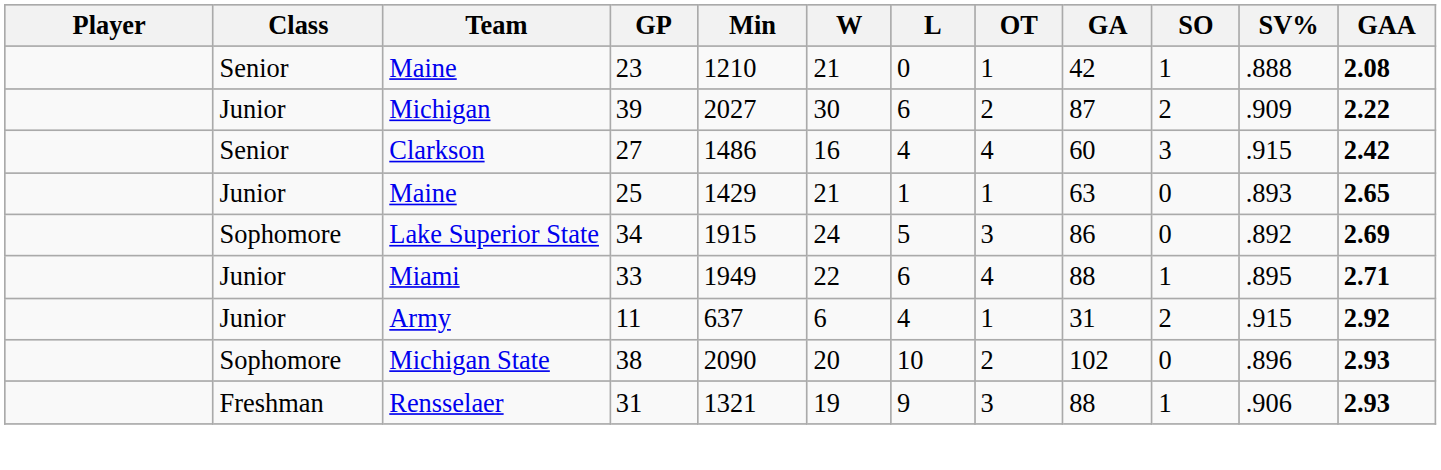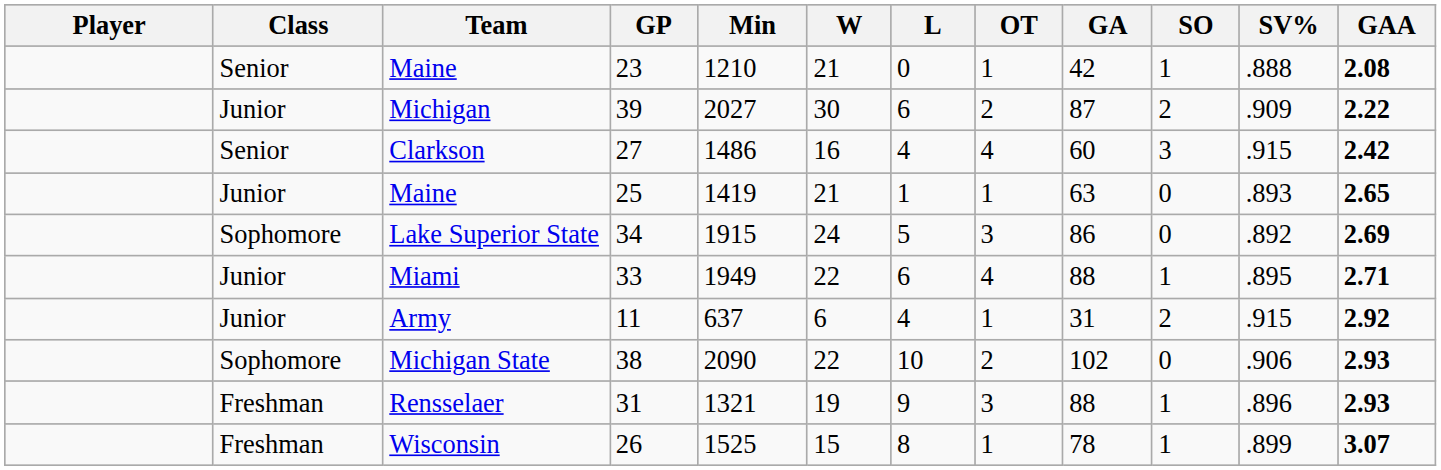(730, 192) 1429 -> (730, 192) 1419
(827, 360) 20 -> (827, 360) 22
(1269, 360) .896 -> (1269, 360) .906
(1269, 402) .906 -> (1269, 402) .896
+ row: (444, 444)
